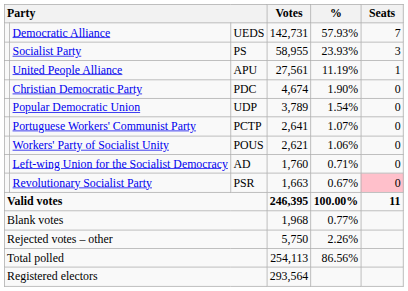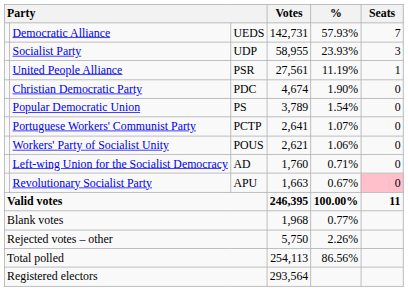(240, 51) PS -> (245, 51) UDP
(245, 70) APU -> (244, 70) PSR
(245, 107) UDP -> (240, 107) PS
(244, 182) PSR -> (245, 182) APU
